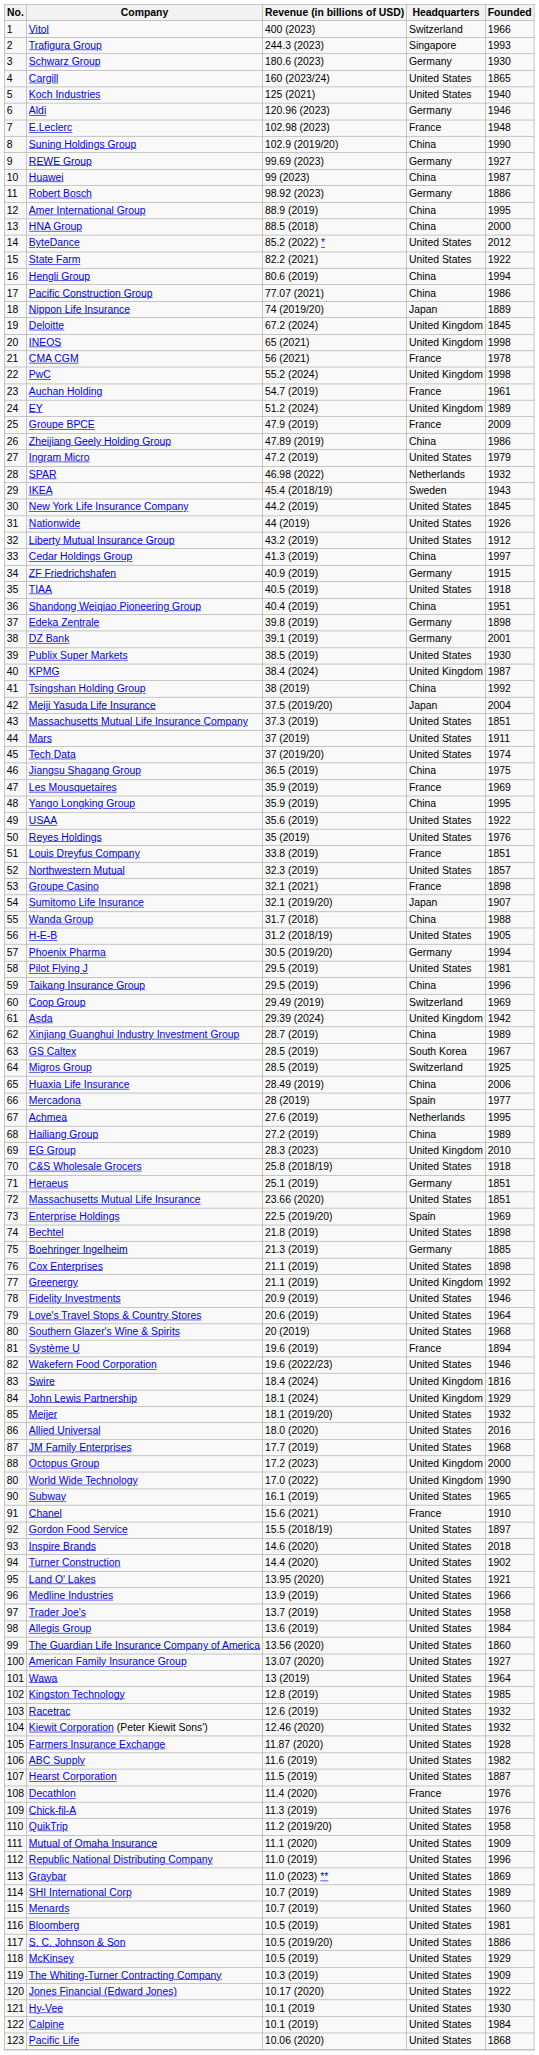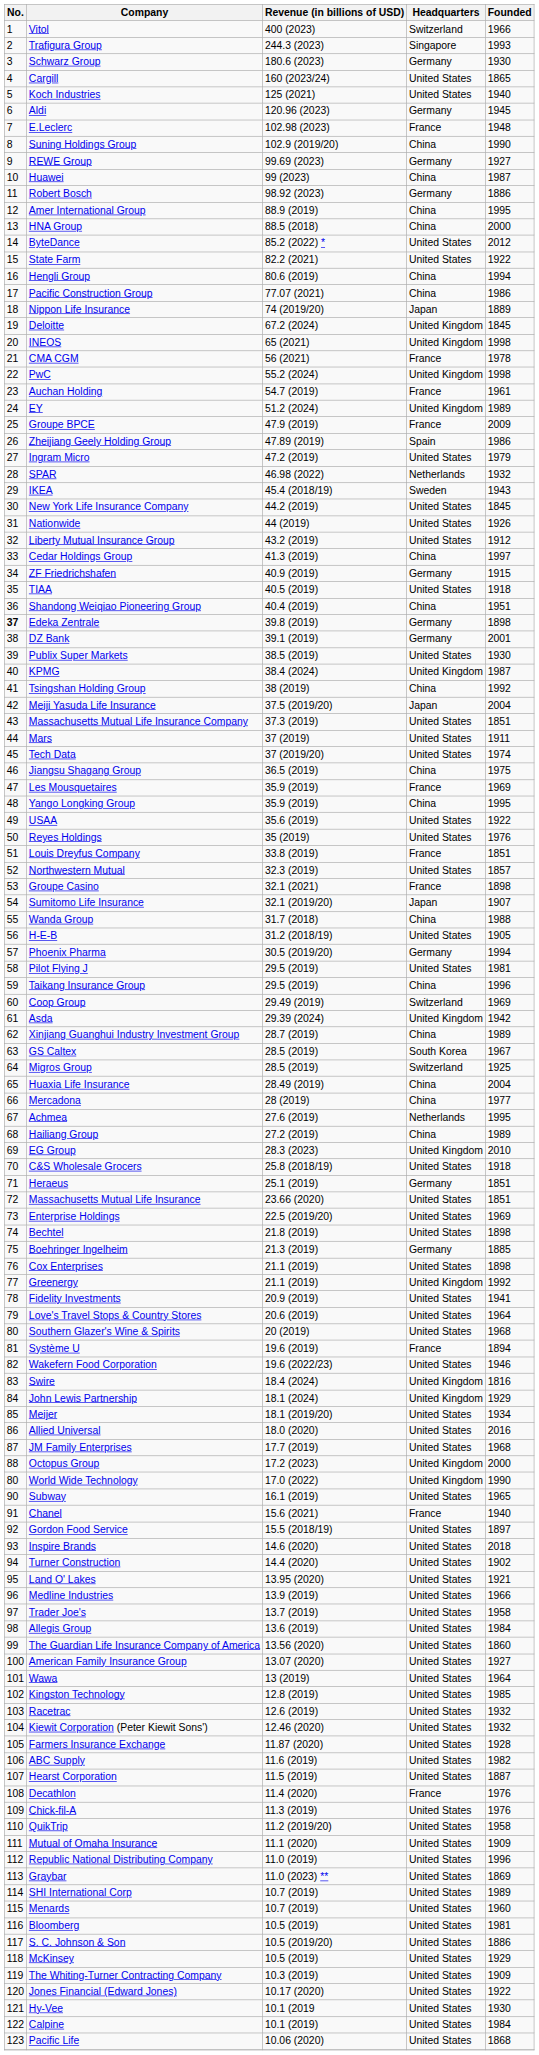(499, 111) 1946 -> (499, 111) 1945
(423, 441) China -> (422, 441) Spain
(13, 623) normal -> (13, 623) bold
(499, 1084) 2006 -> (499, 1084) 2004
(422, 1101) Spain -> (423, 1101) China
(422, 1216) Spain -> (440, 1216) United States
(499, 1299) 1946 -> (499, 1299) 1941
(499, 1414) 1932 -> (499, 1414) 1934
(499, 1513) 1910 -> (499, 1513) 1940
